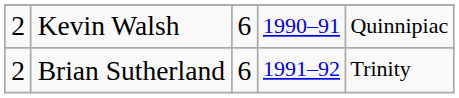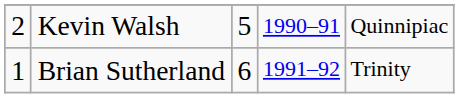(244, 26) 6 -> (244, 26) 5
(18, 69) 2 -> (18, 69) 1
